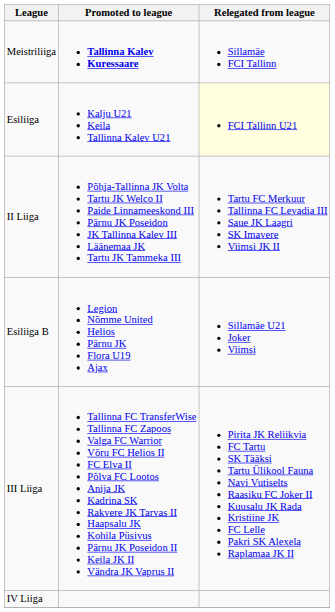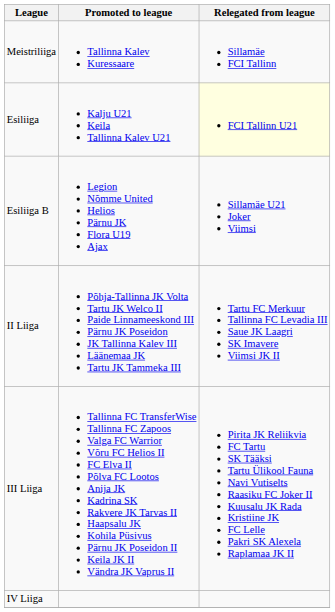(129, 58) bold -> (129, 58) normal
rows swapped: (28, 331) <-> (23, 216)
